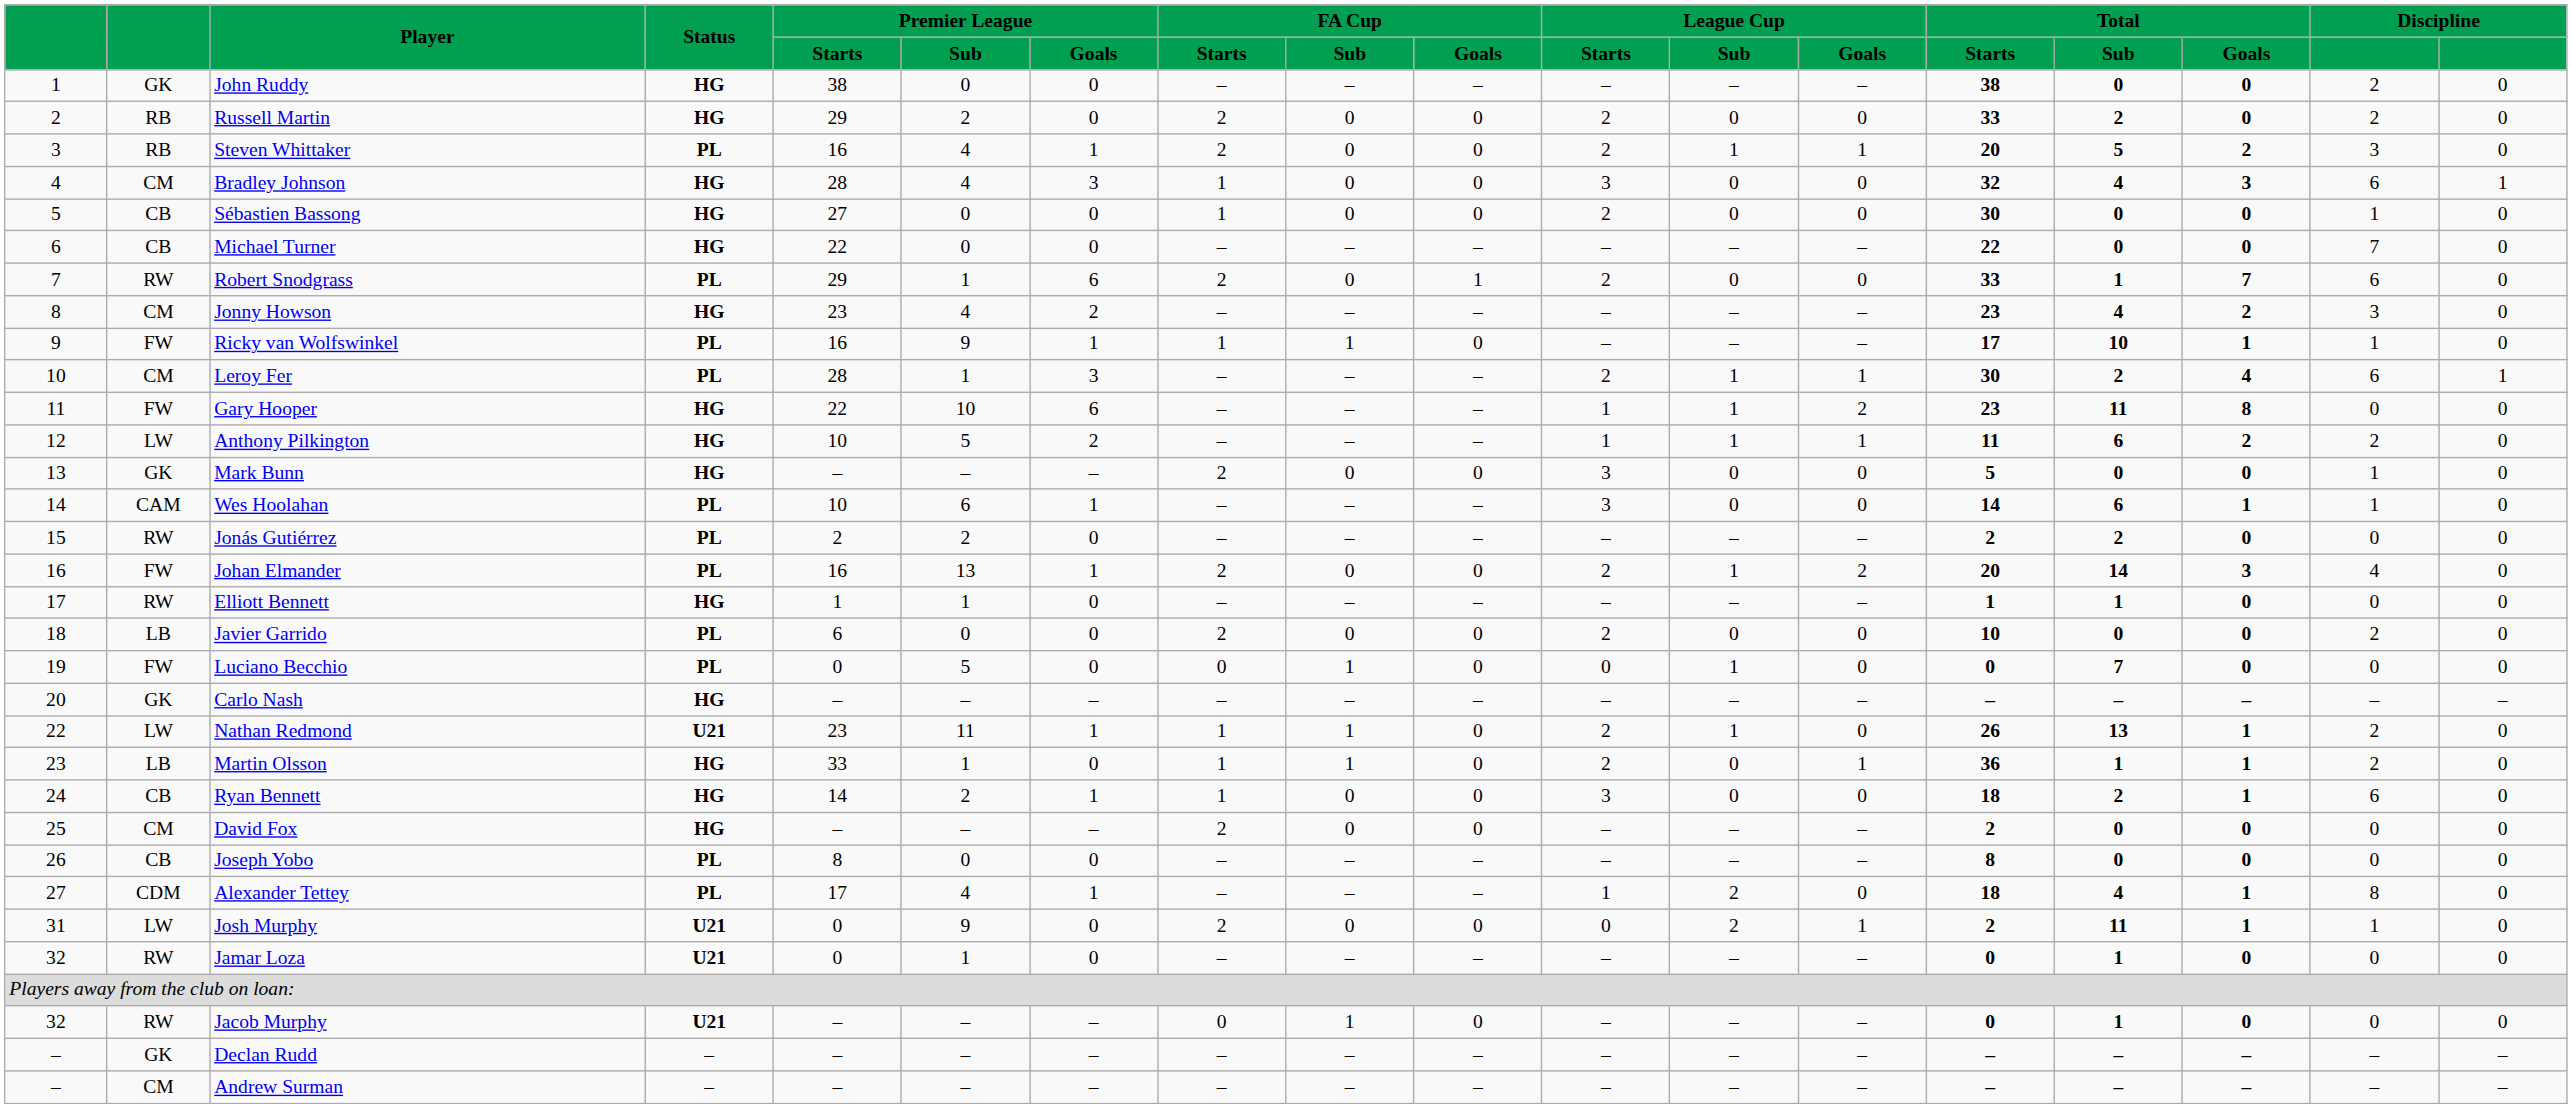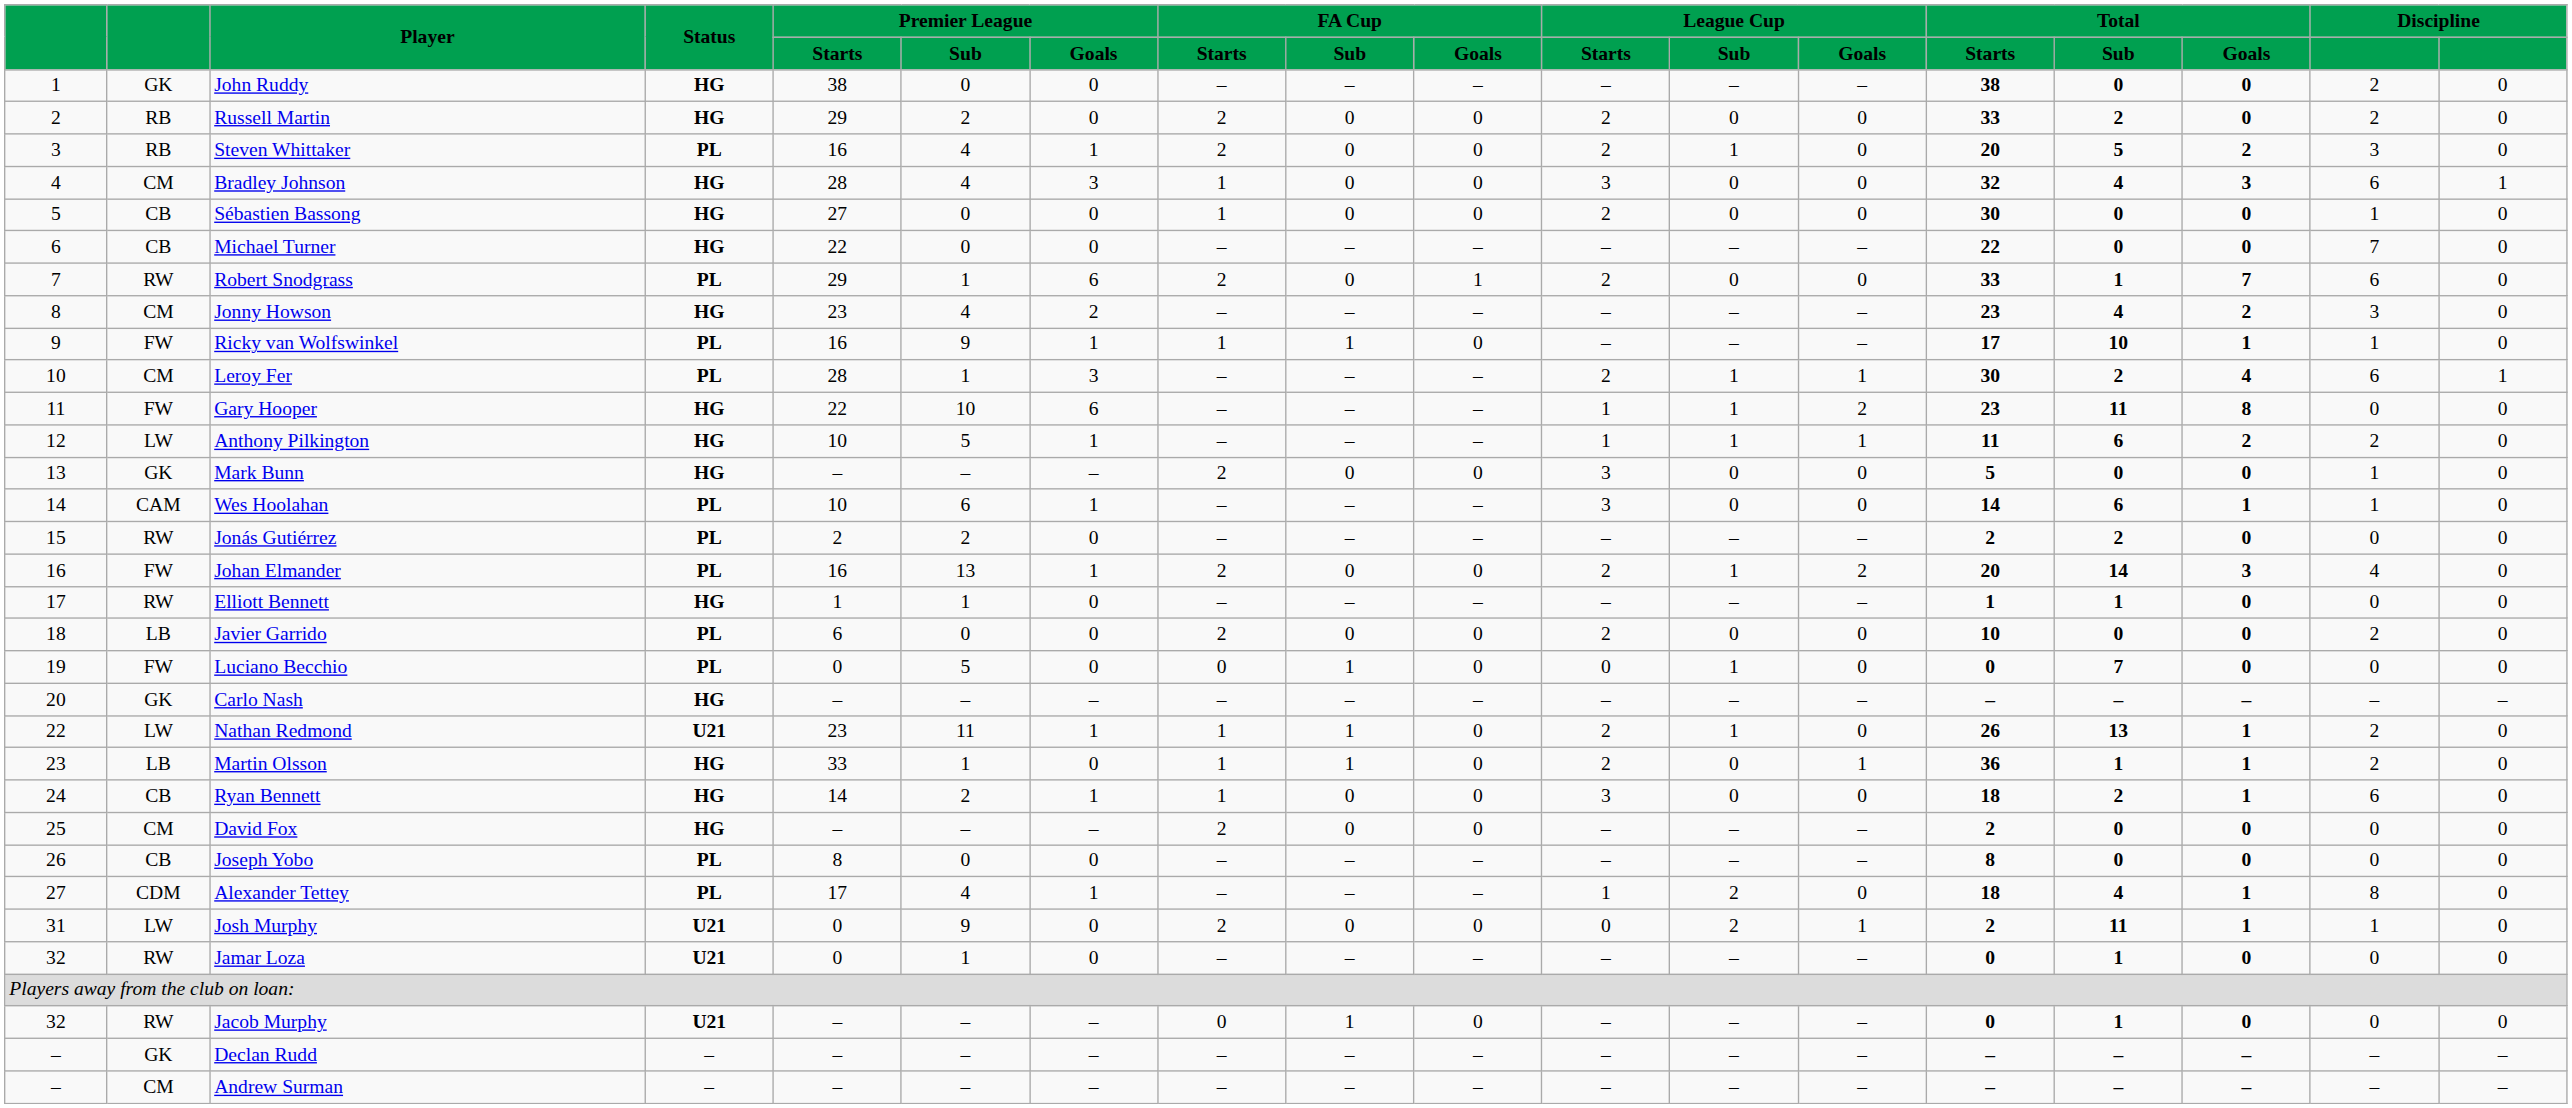(1862, 150) 1 -> (1862, 150) 0
(1094, 440) 2 -> (1094, 440) 1
